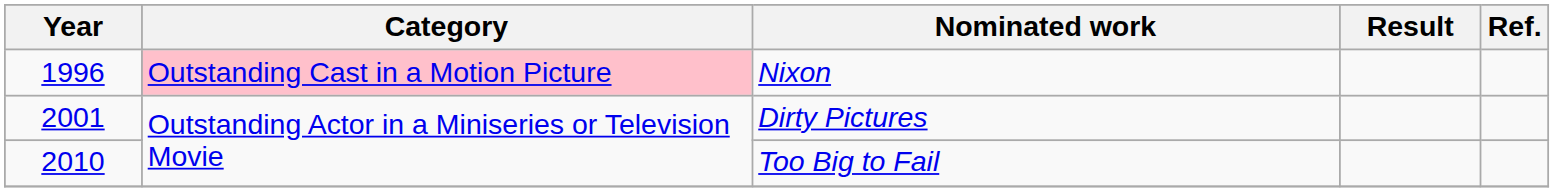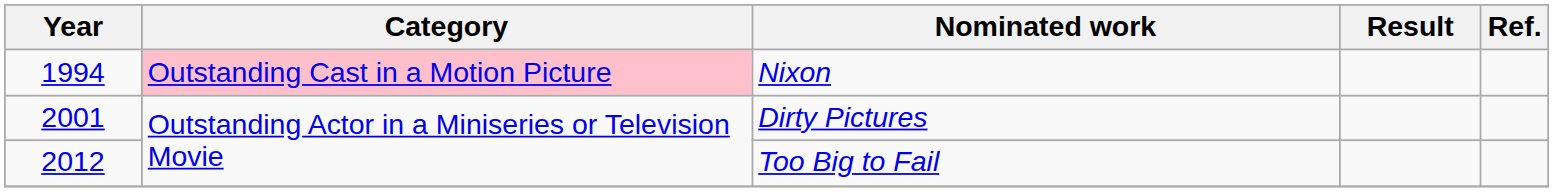(73, 72) 1996 -> (73, 72) 1994
(73, 162) 2010 -> (73, 162) 2012
